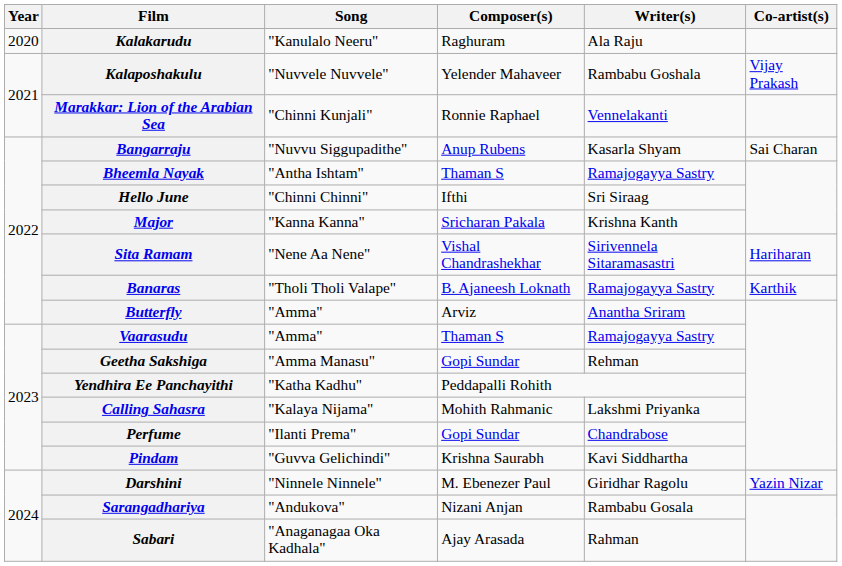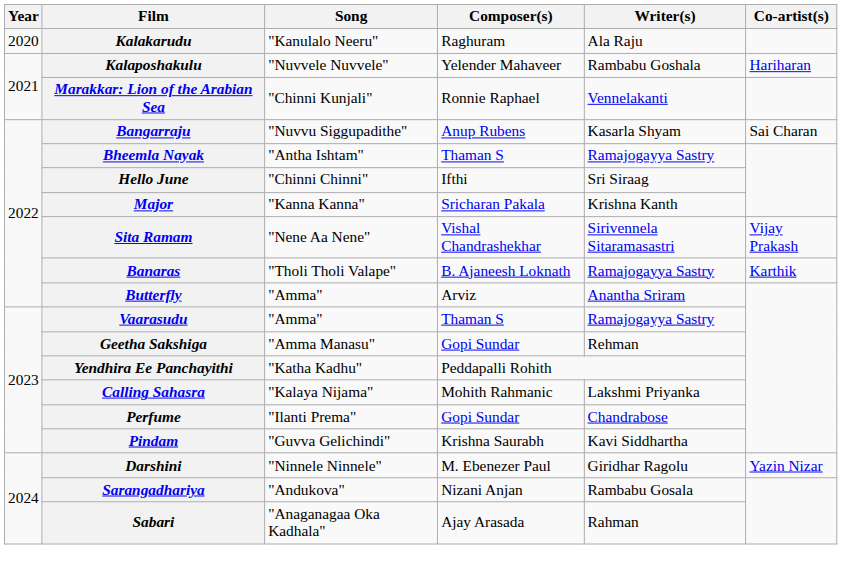(774, 74) Vijay Prakash -> (780, 65) Hariharan
(780, 254) Hariharan -> (774, 237) Vijay Prakash
